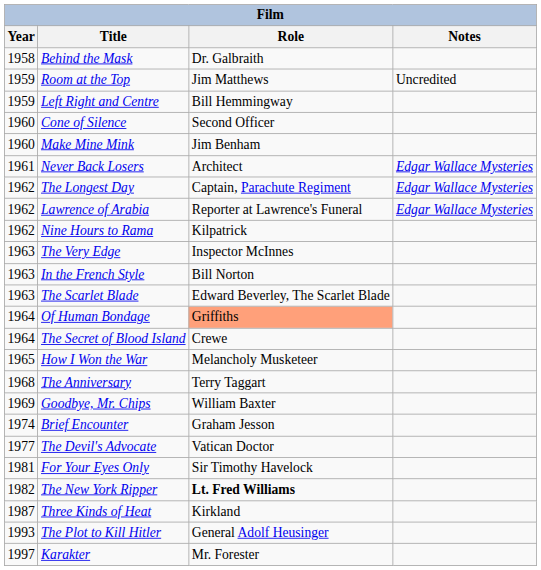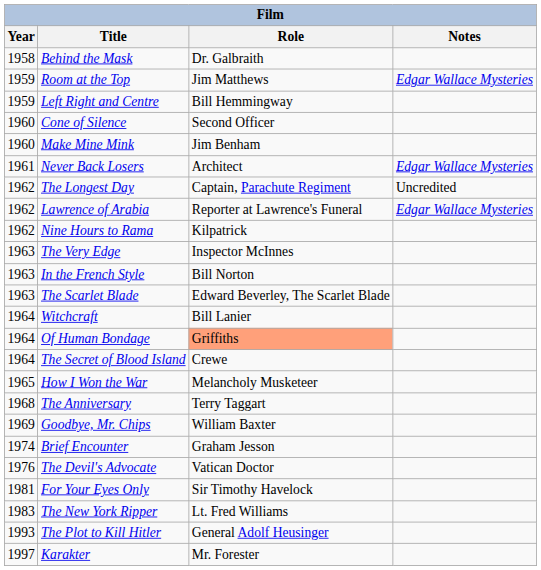(426, 79) Uncredited -> (464, 79) Edgar Wallace Mysteries
(464, 187) Edgar Wallace Mysteries -> (426, 187) Uncredited
+ row: (69, 317)
(21, 446) 1977 -> (21, 468) 1976
(21, 489) 1982 -> (21, 511) 1983
(243, 489) bold -> (240, 511) normal
- row: (96, 511)
